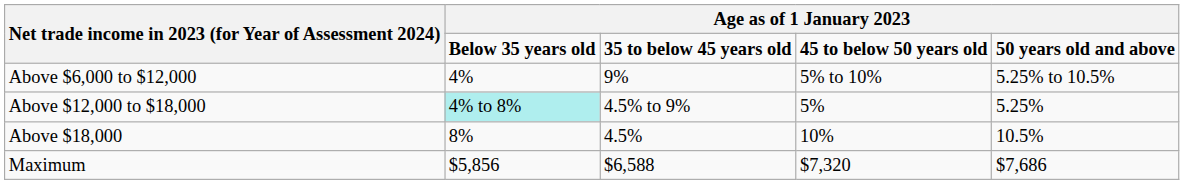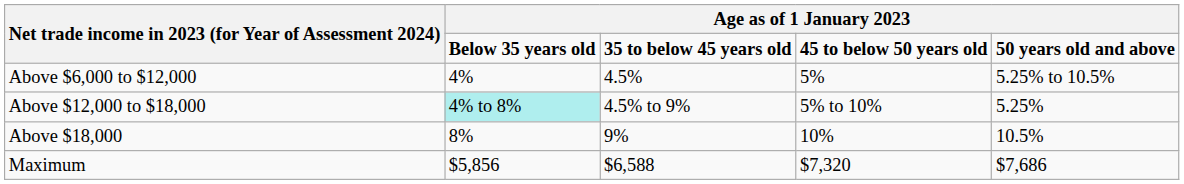(616, 77) 9% -> (623, 77) 4.5%
(841, 77) 5% to 10% -> (812, 77) 5%
(812, 106) 5% -> (841, 106) 5% to 10%
(623, 135) 4.5% -> (616, 135) 9%
